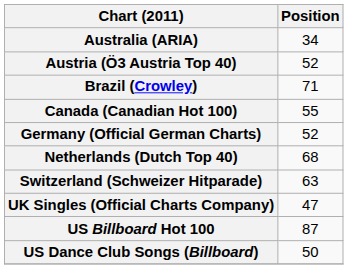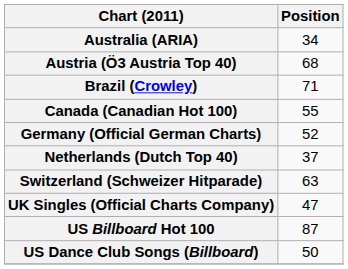(310, 63) 52 -> (310, 63) 68
(310, 157) 68 -> (310, 157) 37
